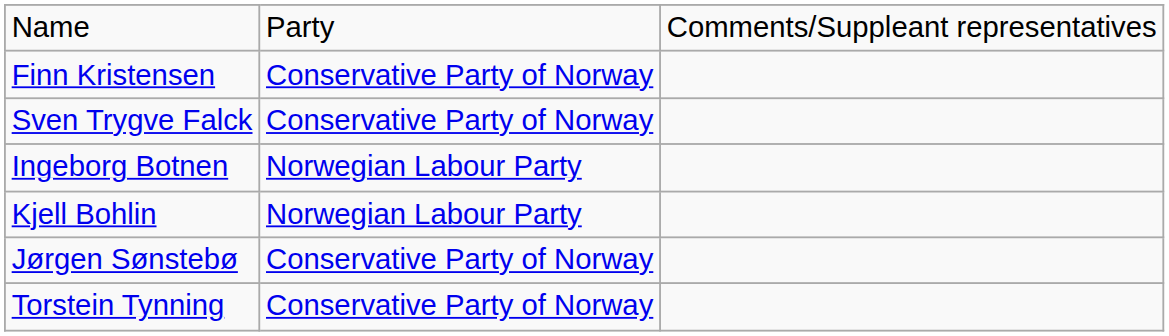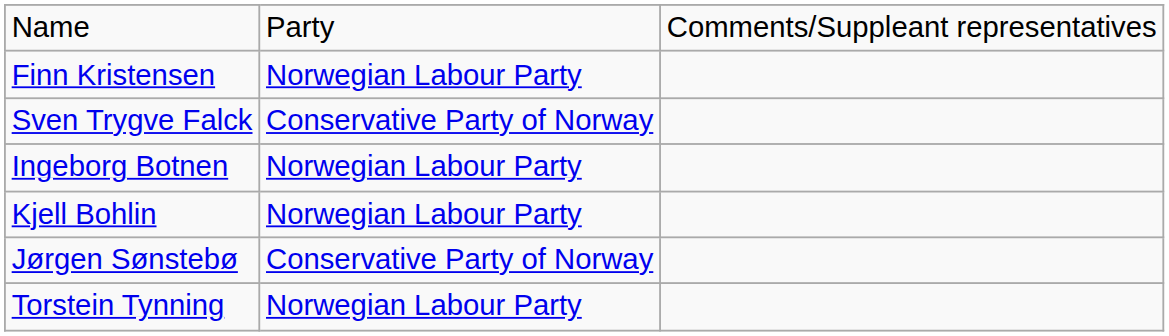(460, 74) Conservative Party of Norway -> (424, 74) Norwegian Labour Party
(460, 306) Conservative Party of Norway -> (424, 306) Norwegian Labour Party
